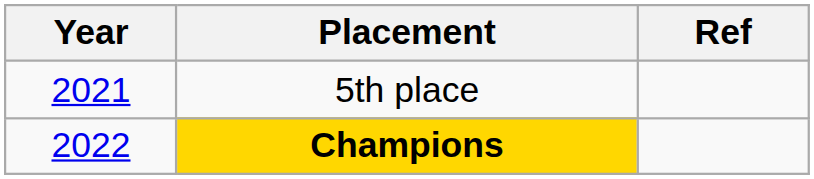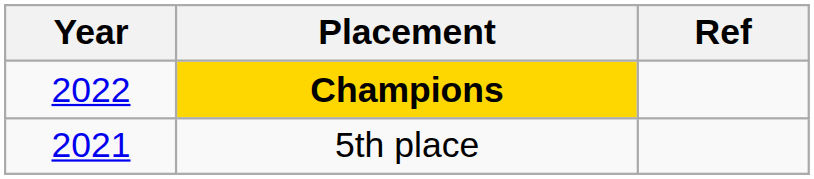rows swapped: (407, 88) <-> (407, 145)
